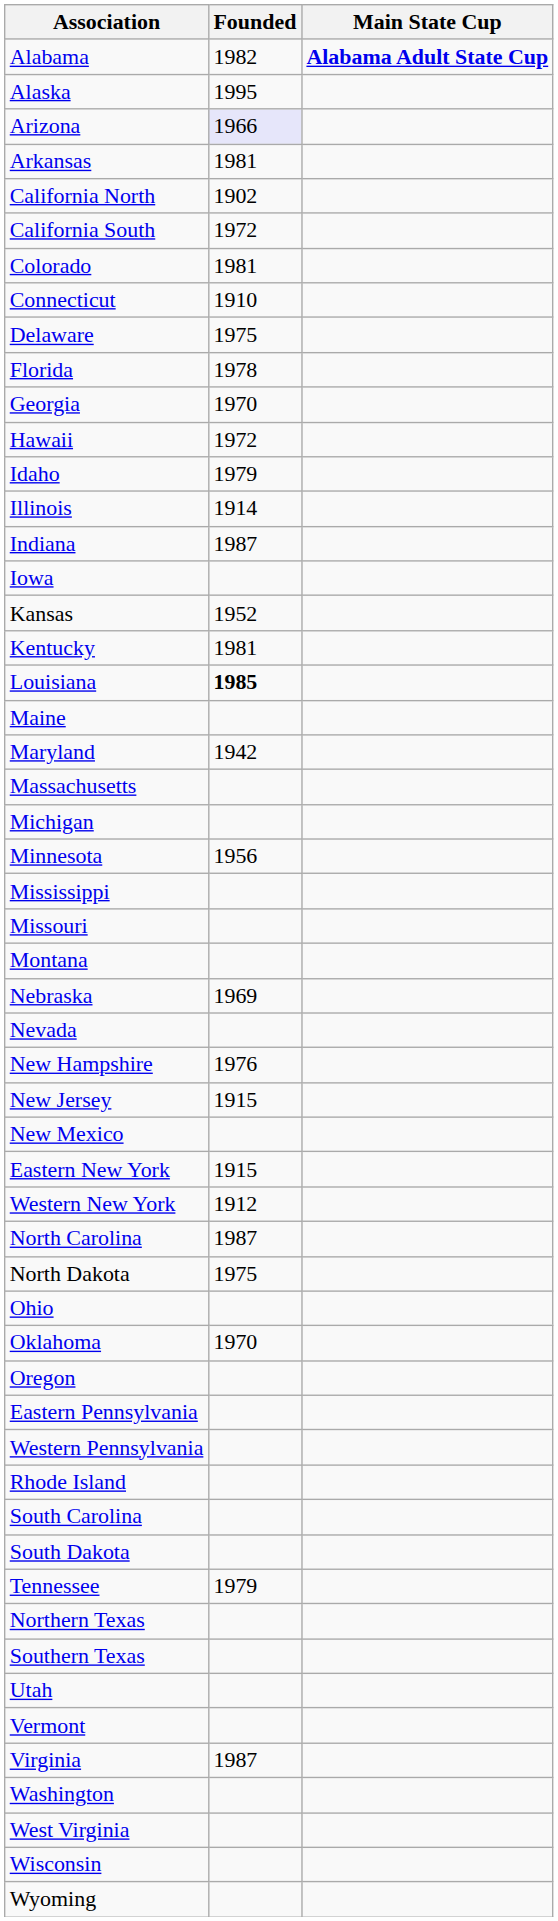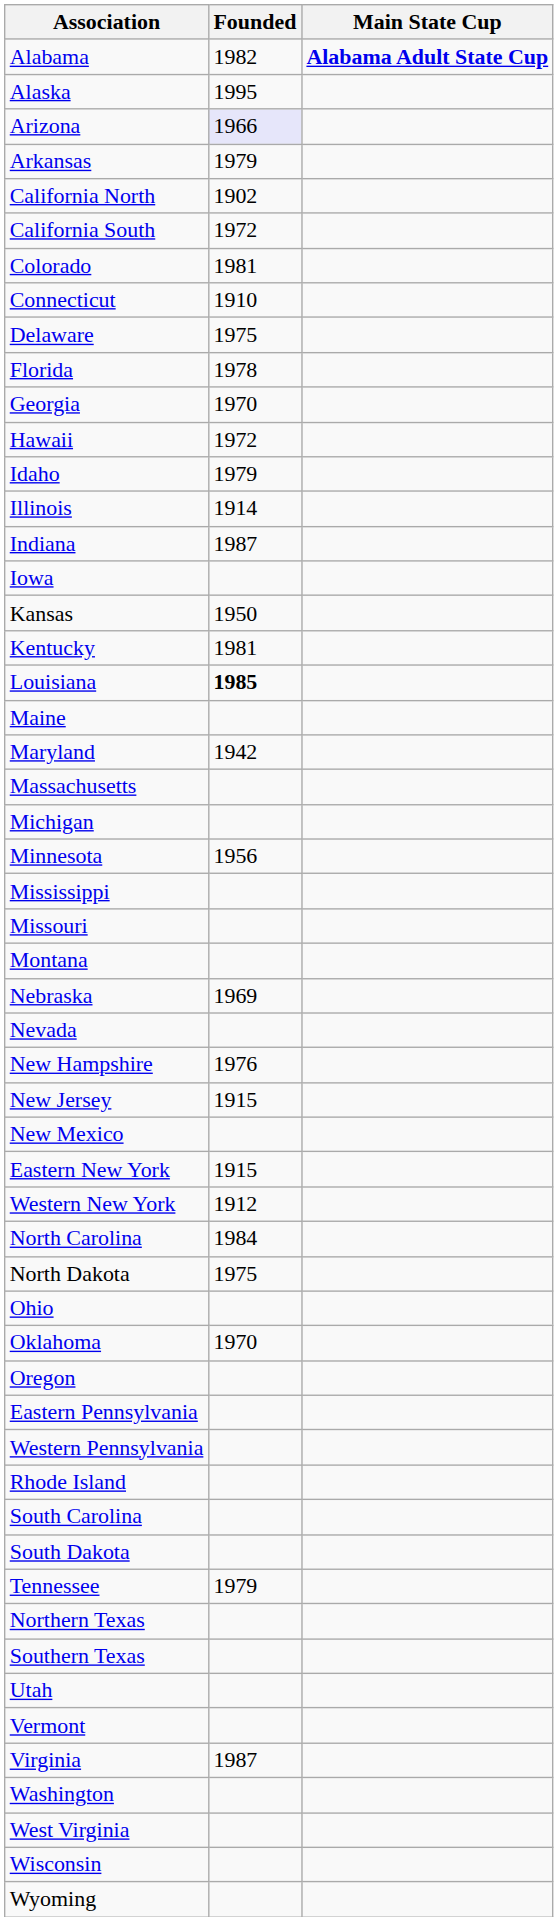(235, 160) 1981 -> (235, 160) 1979
(235, 612) 1952 -> (235, 612) 1950
(235, 1238) 1987 -> (235, 1238) 1984
